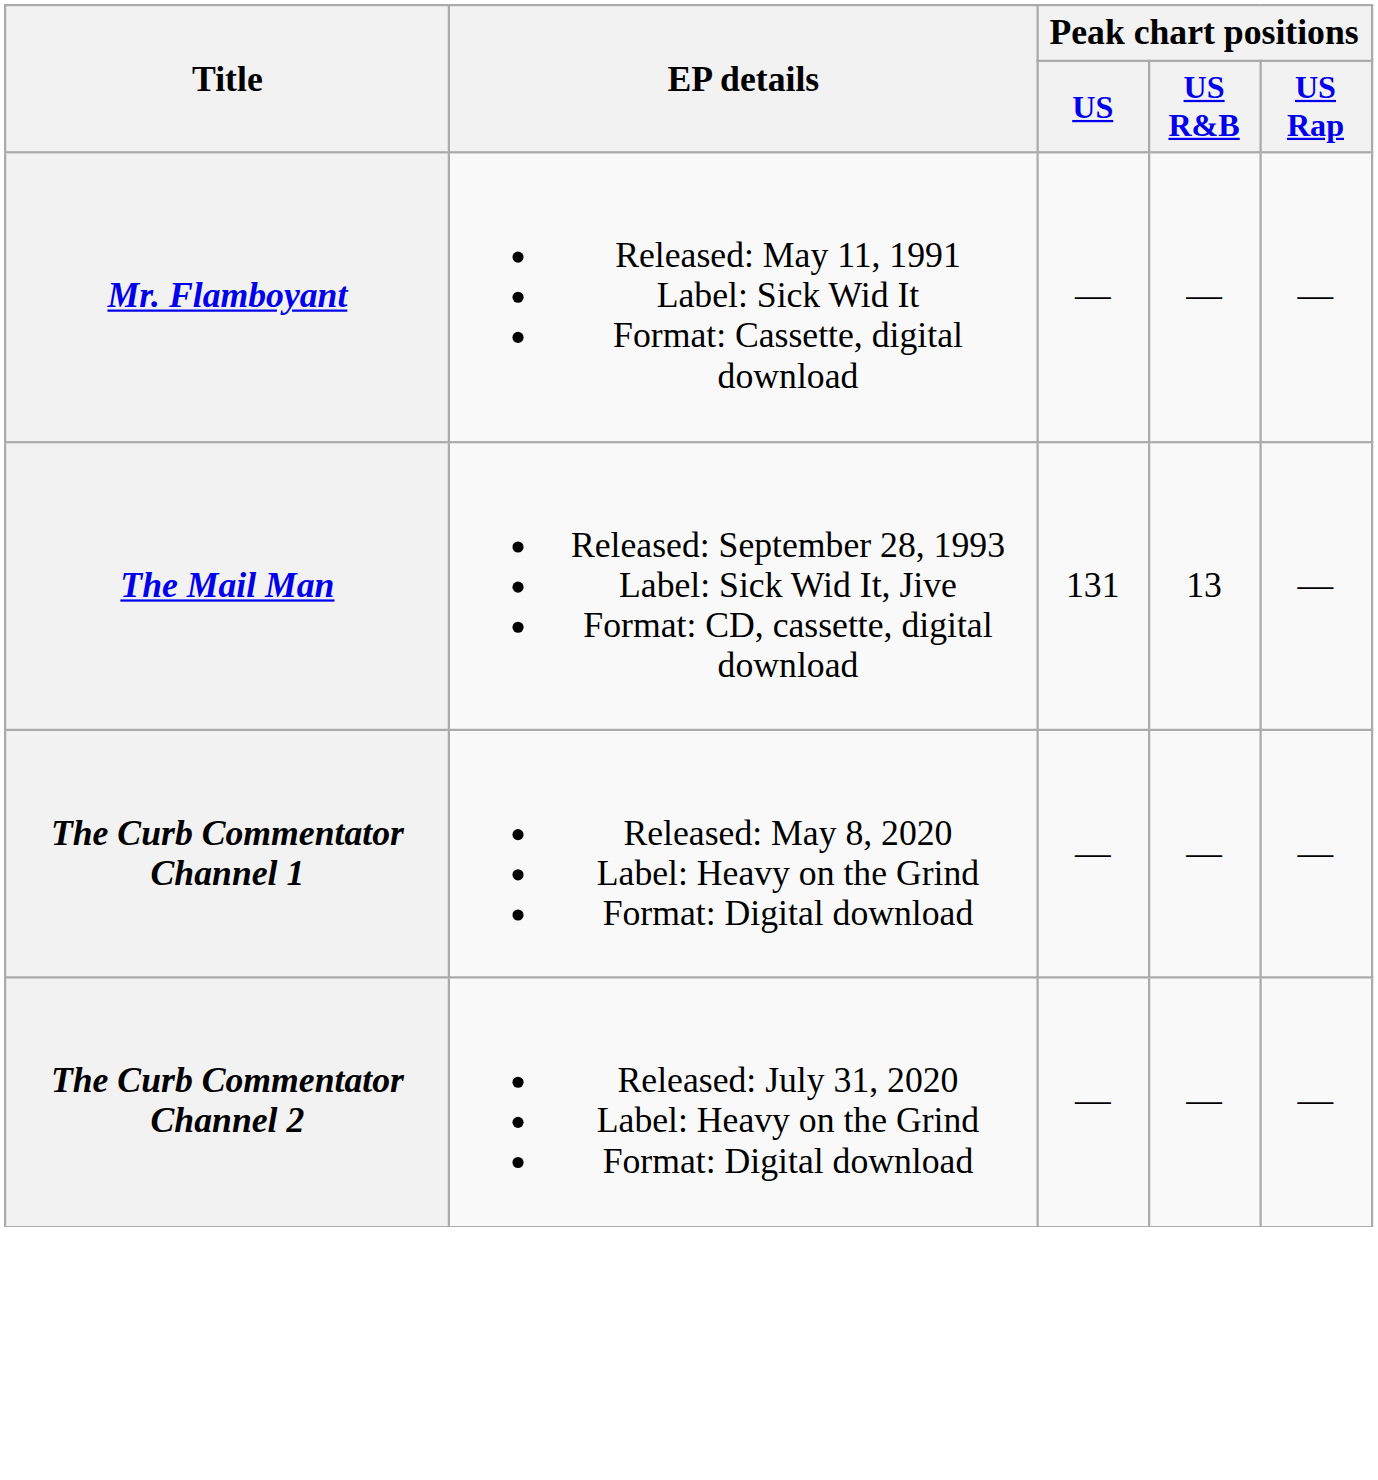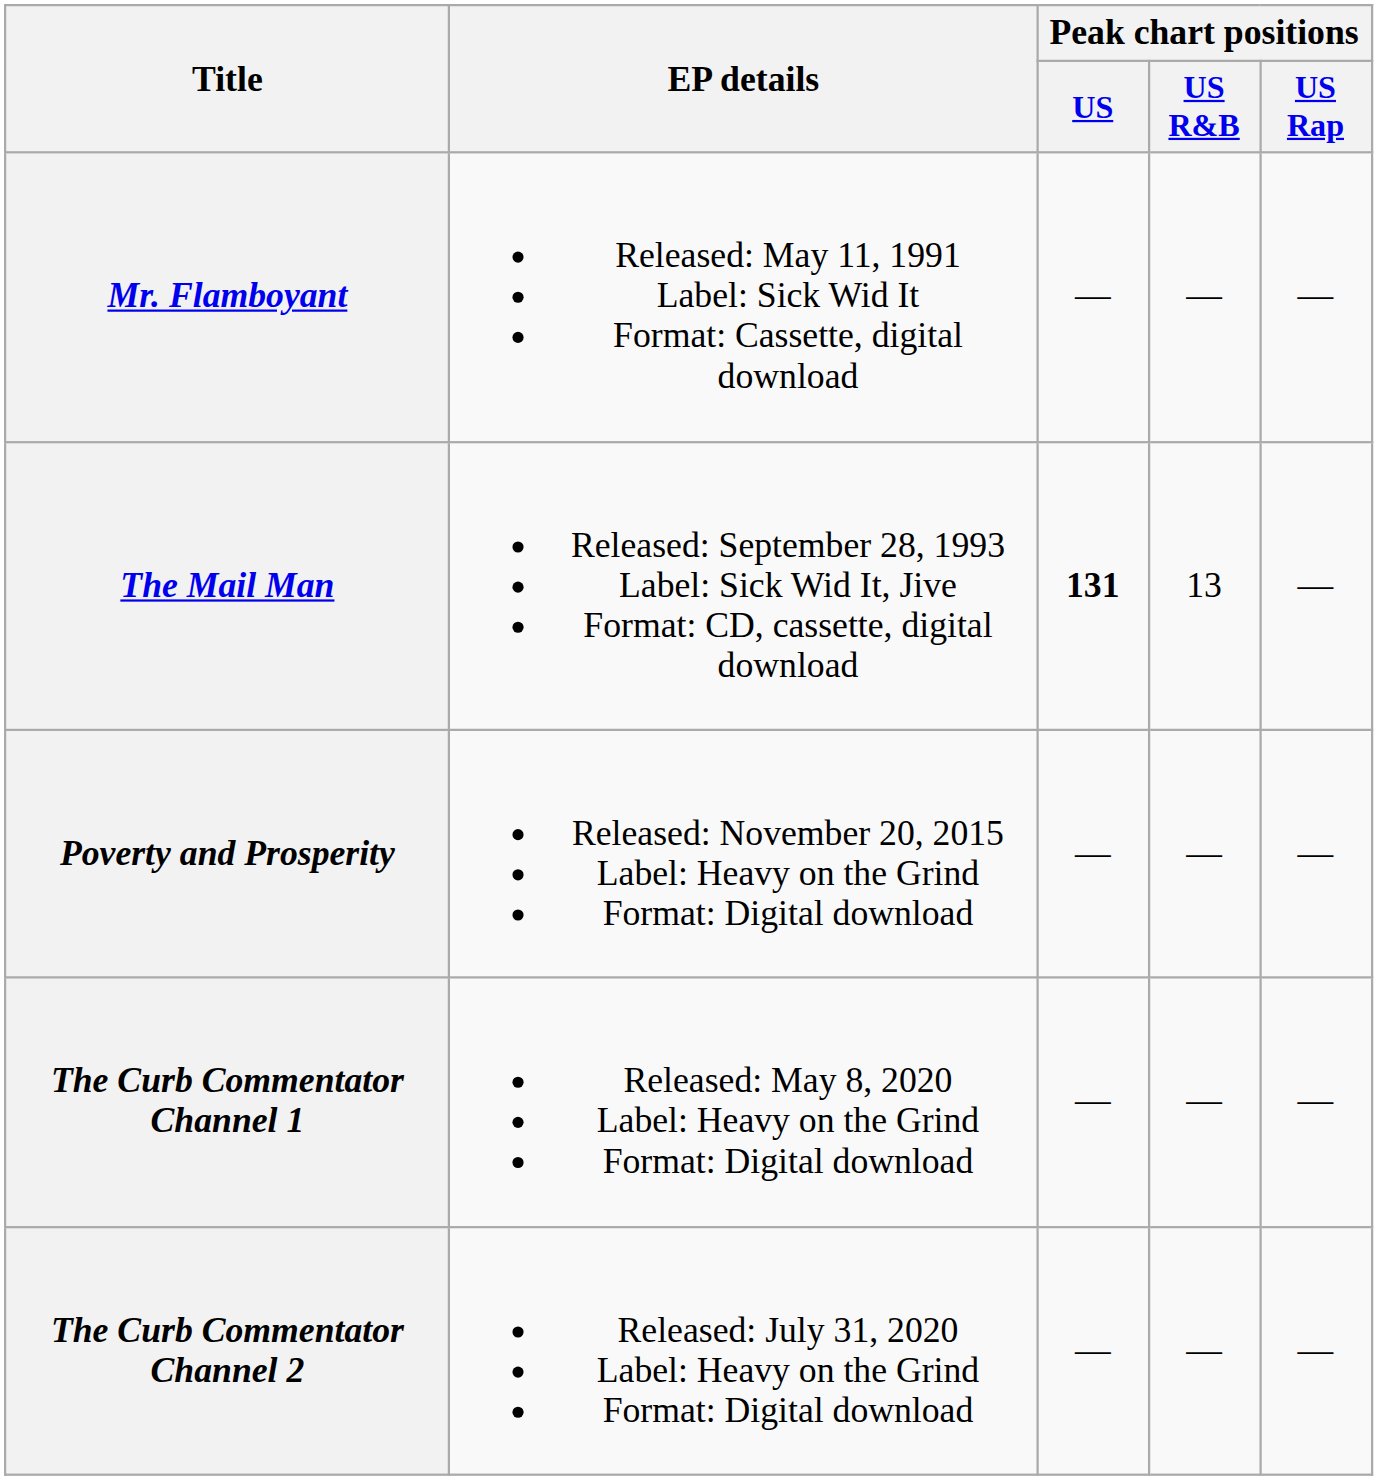(1093, 584) normal -> (1093, 584) bold
+ row: (227, 853)
